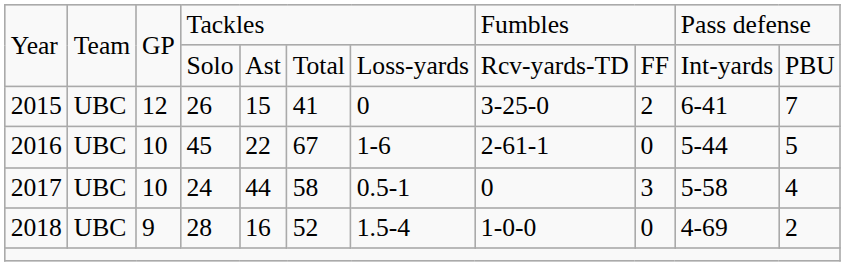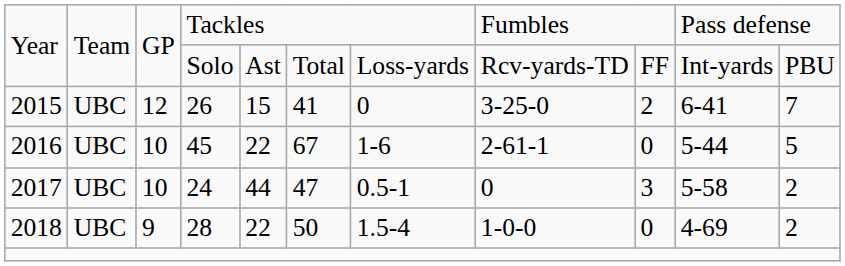(305, 187) 58 -> (305, 187) 47
(791, 187) 4 -> (791, 187) 2
(258, 227) 16 -> (258, 227) 22
(305, 227) 52 -> (305, 227) 50
